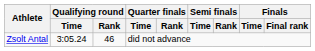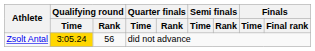(72, 40) no background -> (72, 40) gold background
(109, 40) 46 -> (109, 40) 56
